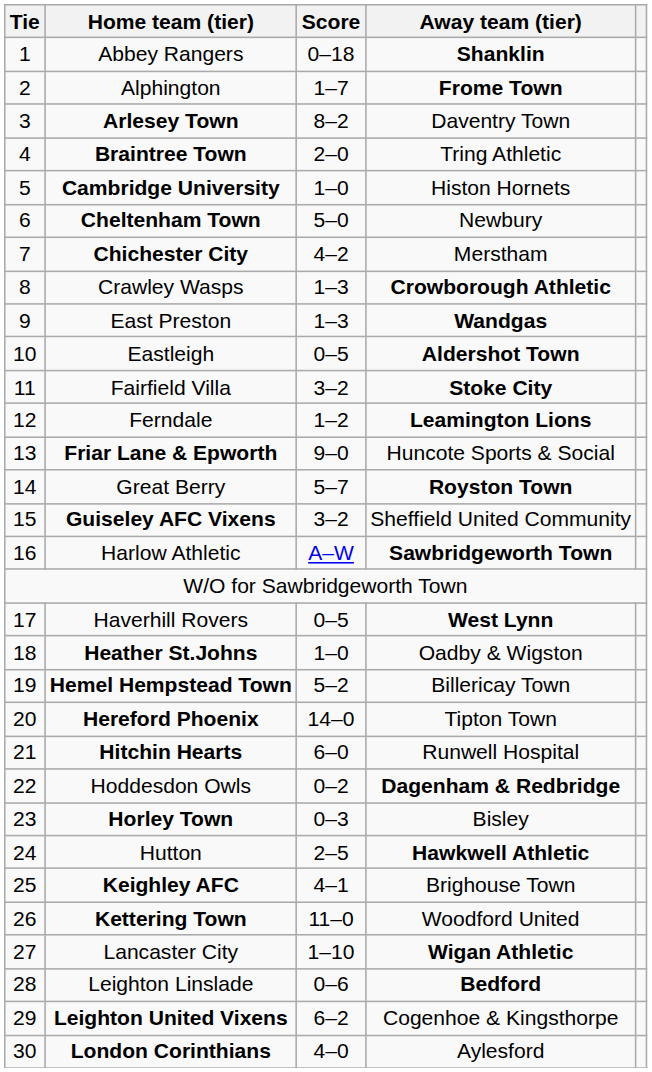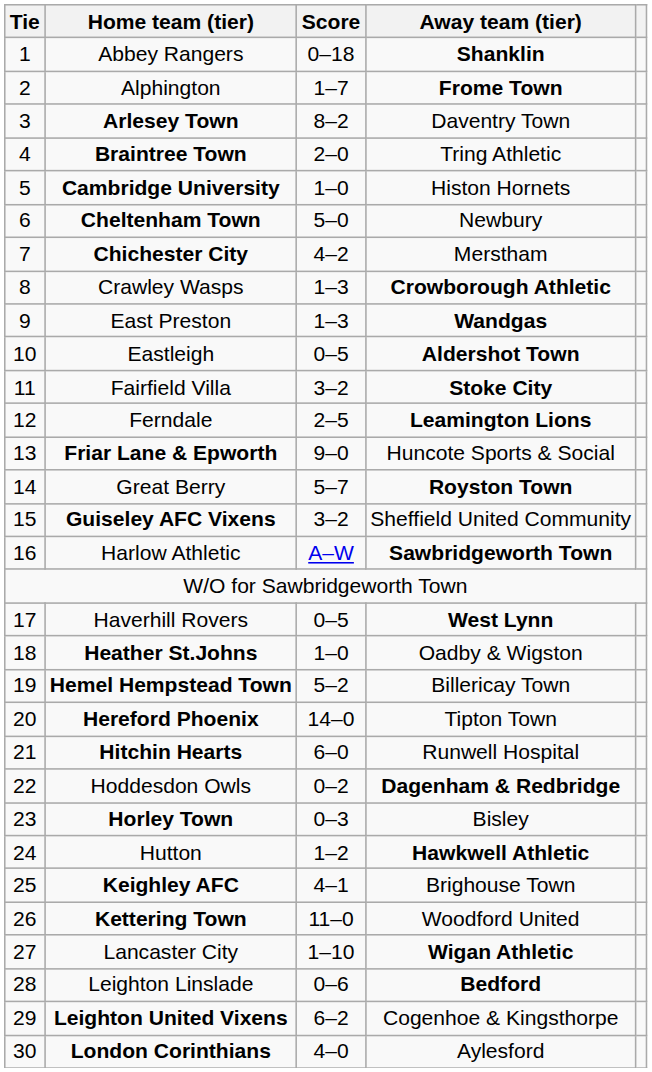(331, 420) 1–2 -> (331, 420) 2–5
(331, 852) 2–5 -> (331, 852) 1–2
